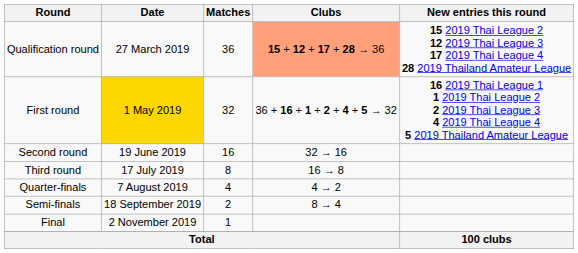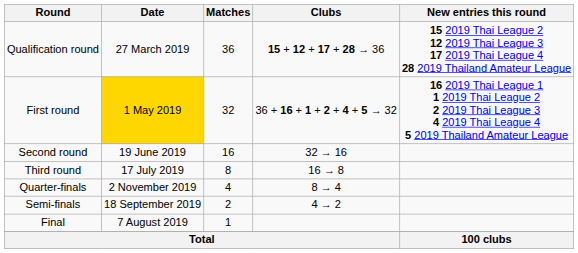(326, 49) lightsalmon background -> (326, 49) no background
(153, 187) 7 August 2019 -> (153, 187) 2 November 2019
(326, 187) 4 → 2 -> (326, 187) 8 → 4
(326, 205) 8 → 4 -> (326, 205) 4 → 2
(153, 222) 2 November 2019 -> (153, 222) 7 August 2019
